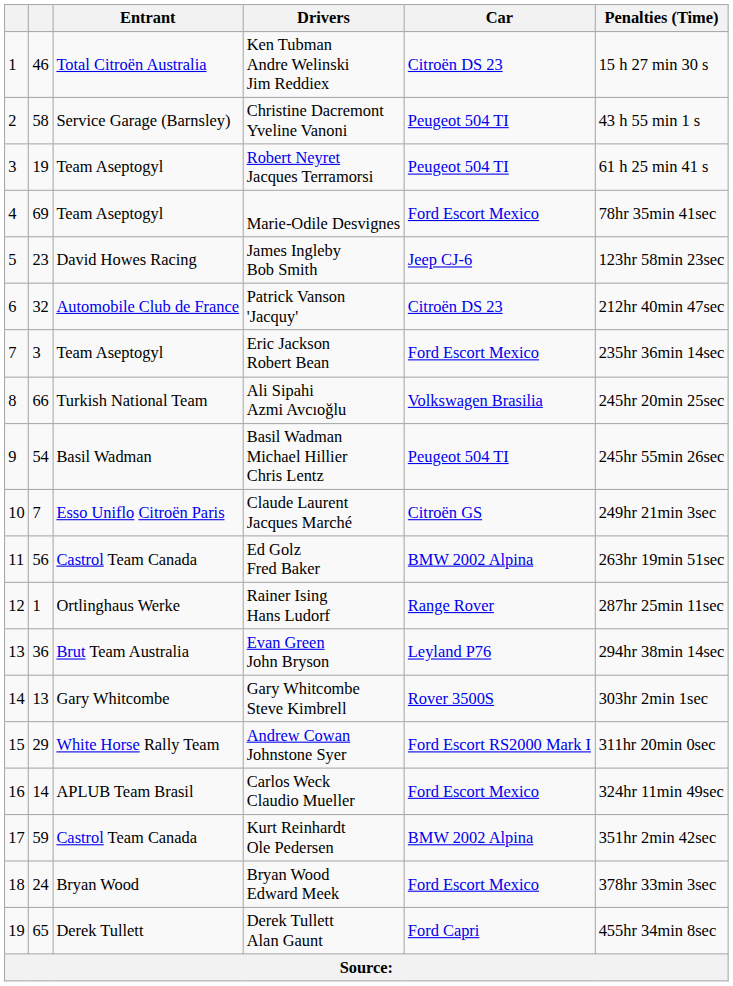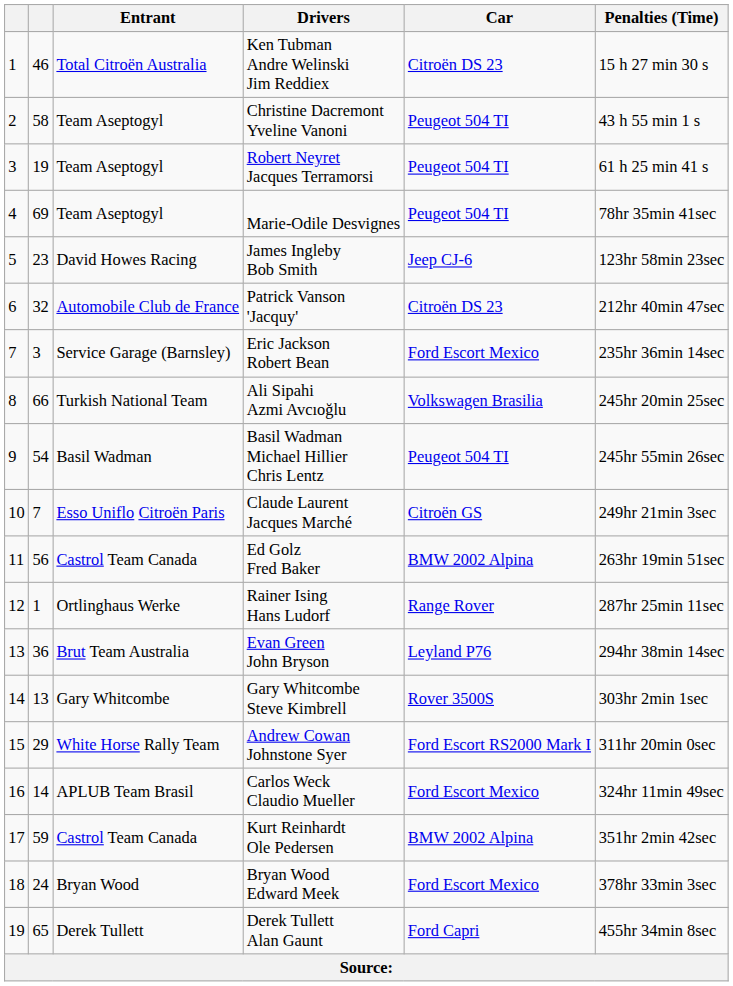(143, 120) Service Garage (Barnsley) -> (110, 120) Team Aseptogyl
(473, 213) Ford Escort Mexico -> (458, 213) Peugeot 504 TI
(110, 353) Team Aseptogyl -> (143, 353) Service Garage (Barnsley)
